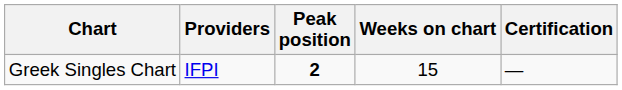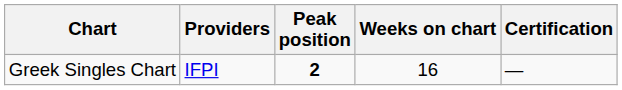(428, 69) 15 -> (428, 69) 16
